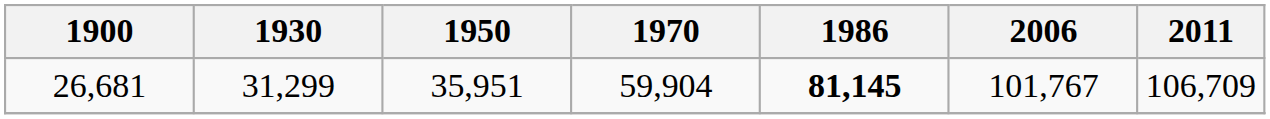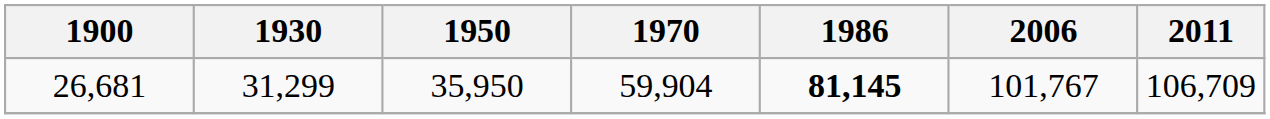(477, 85) 35,951 -> (477, 85) 35,950
